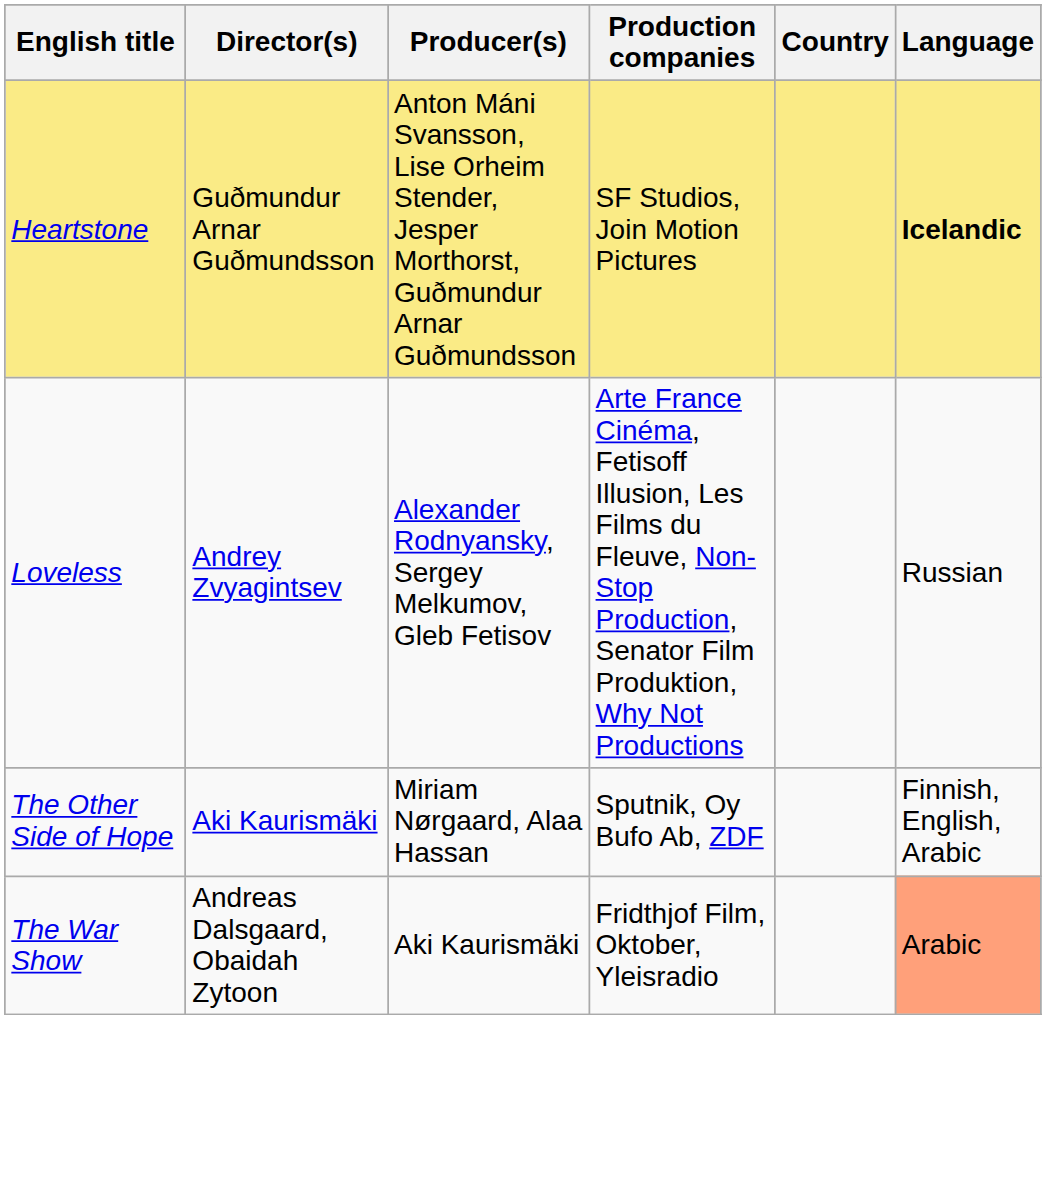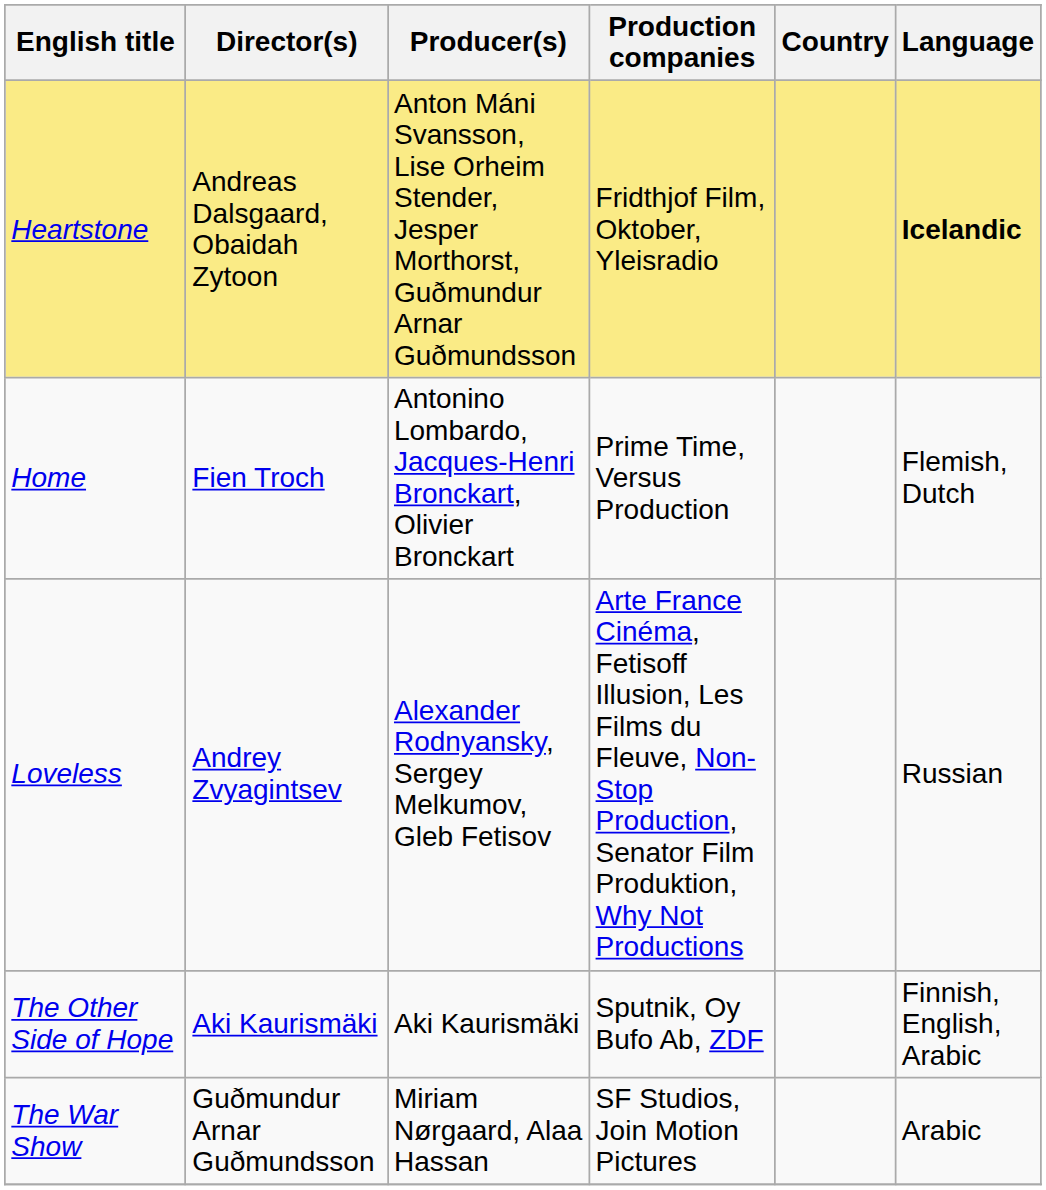(283, 228) Guðmundur Arnar Guðmundsson -> (260, 228) Andreas Dalsgaard, Obaidah Zytoon
(668, 228) SF Studios, Join Motion Pictures -> (680, 228) Fridthjof Film, Oktober, Yleisradio
+ row: (49, 477)
(488, 821) Miriam Nørgaard, Alaa Hassan -> (487, 1023) Aki Kaurismäki
(260, 944) Andreas Dalsgaard, Obaidah Zytoon -> (283, 1130) Guðmundur Arnar Guðmundsson
(487, 944) Aki Kaurismäki -> (488, 1130) Miriam Nørgaard, Alaa Hassan
(680, 944) Fridthjof Film, Oktober, Yleisradio -> (668, 1130) SF Studios, Join Motion Pictures
(941, 944) lightsalmon background -> (941, 1130) no background
